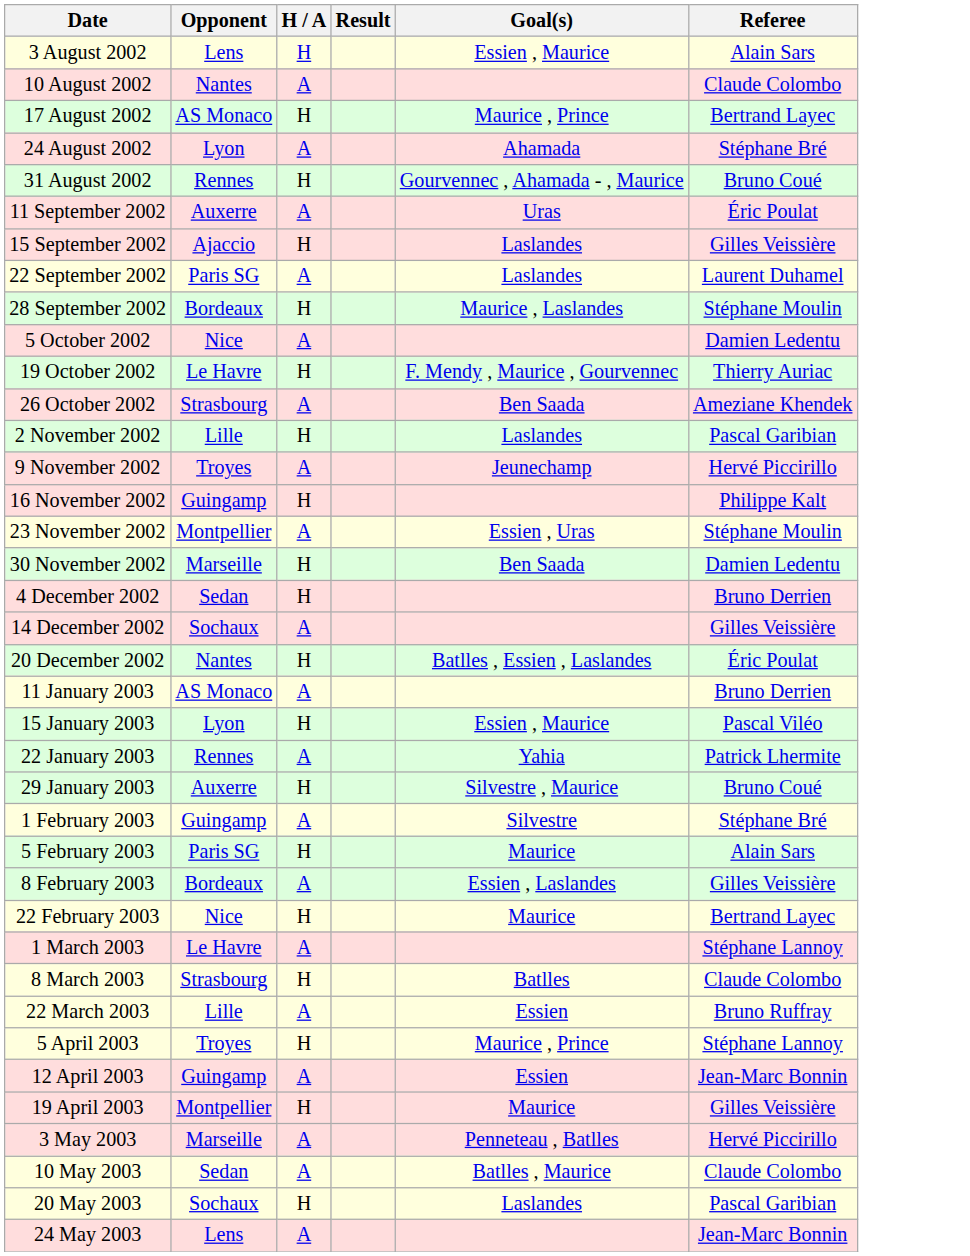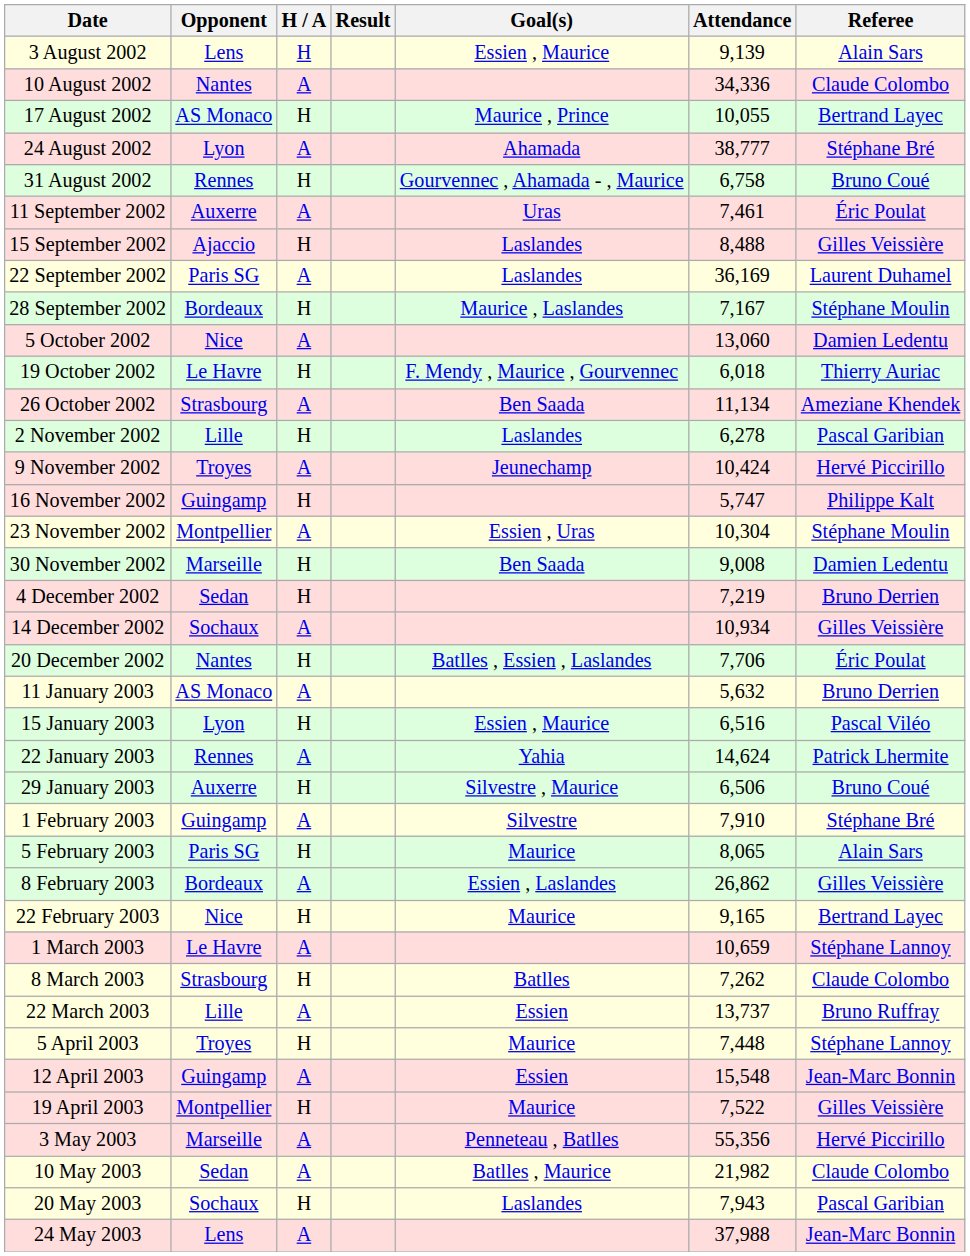+ column: (742, 20)
(542, 1043) Maurice , Prince -> (542, 1043) Maurice
